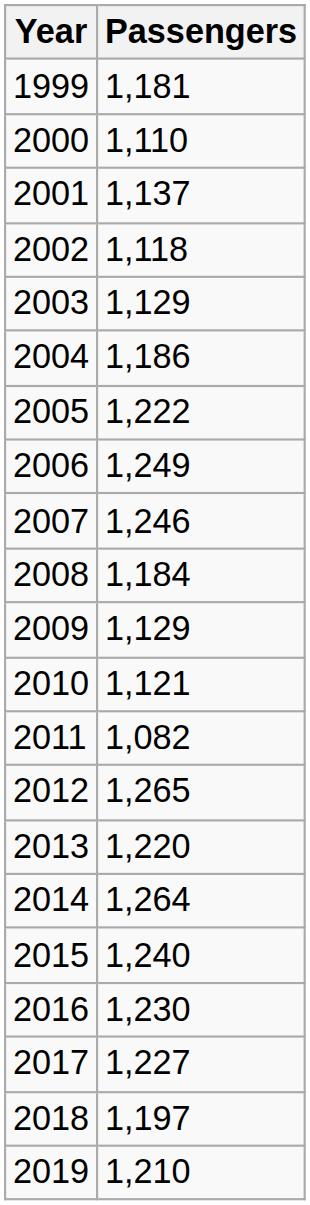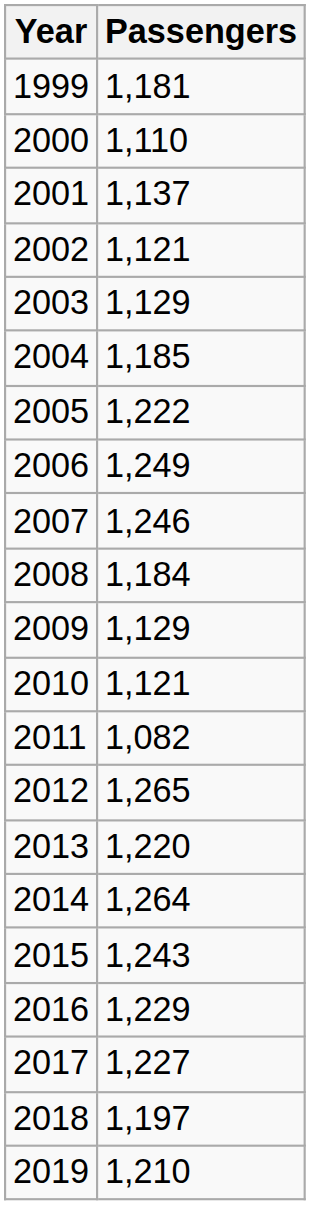(146, 248) 1,118 -> (148, 248) 1,121
(148, 357) 1,186 -> (148, 357) 1,185
(148, 954) 1,240 -> (148, 954) 1,243
(148, 1009) 1,230 -> (148, 1009) 1,229
